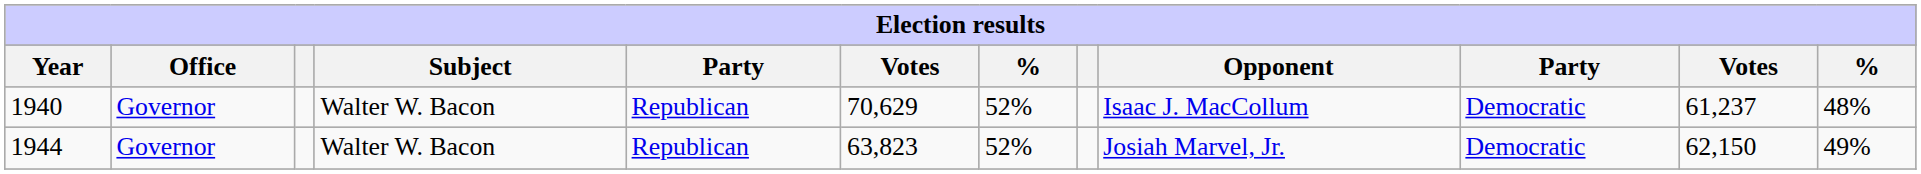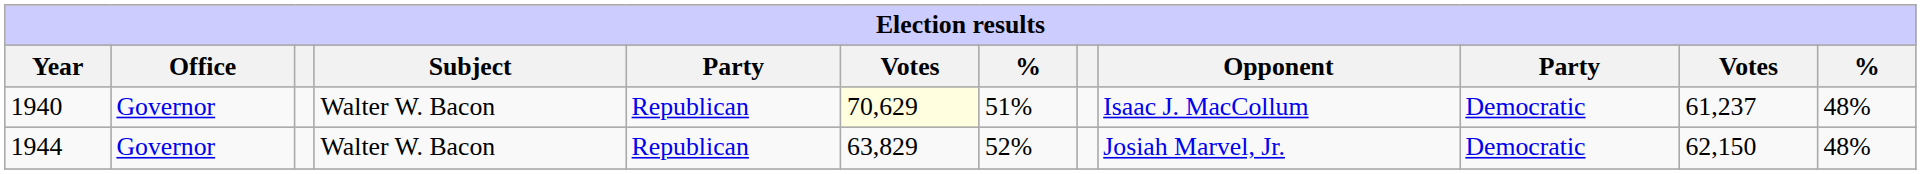(882, 106) no background -> (882, 106) lightyellow background
(1009, 106) 52% -> (1009, 106) 51%
(882, 147) 63,823 -> (882, 147) 63,829
(1847, 147) 49% -> (1847, 147) 48%
